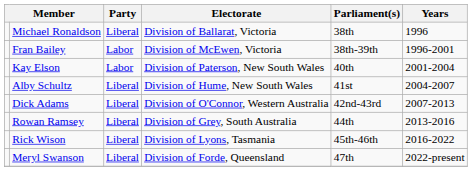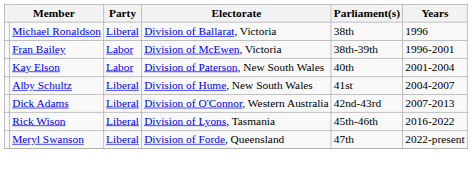- row: (48, 121)
